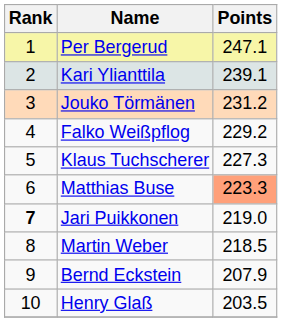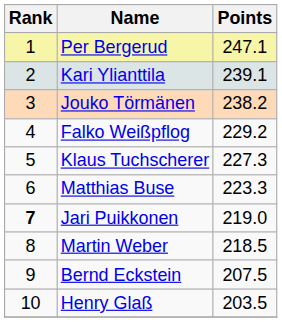(245, 103) 231.2 -> (245, 103) 238.2
(245, 189) lightsalmon background -> (245, 189) no background
(245, 274) 207.9 -> (245, 274) 207.5
